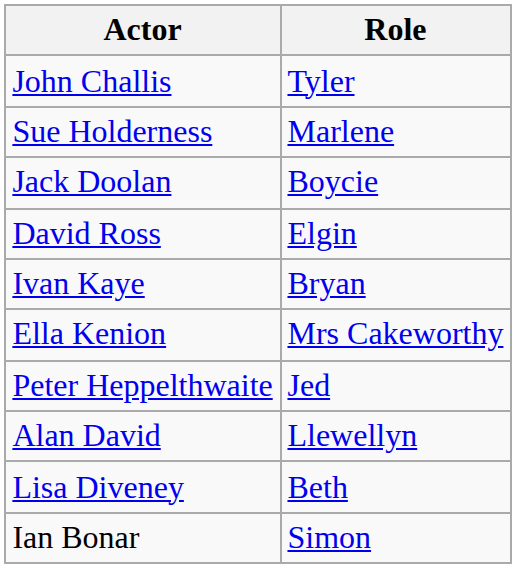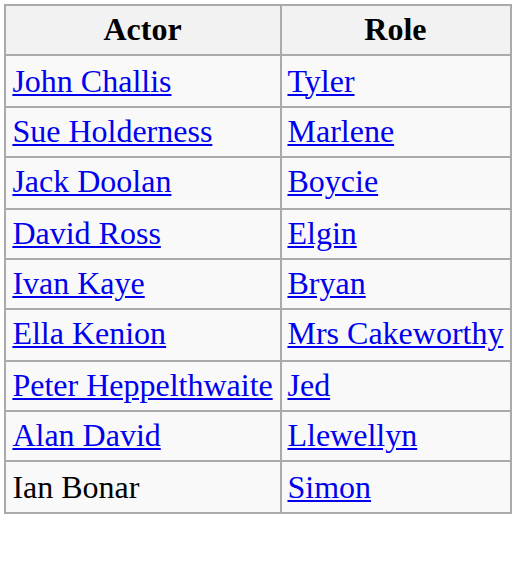- row: (98, 486)
